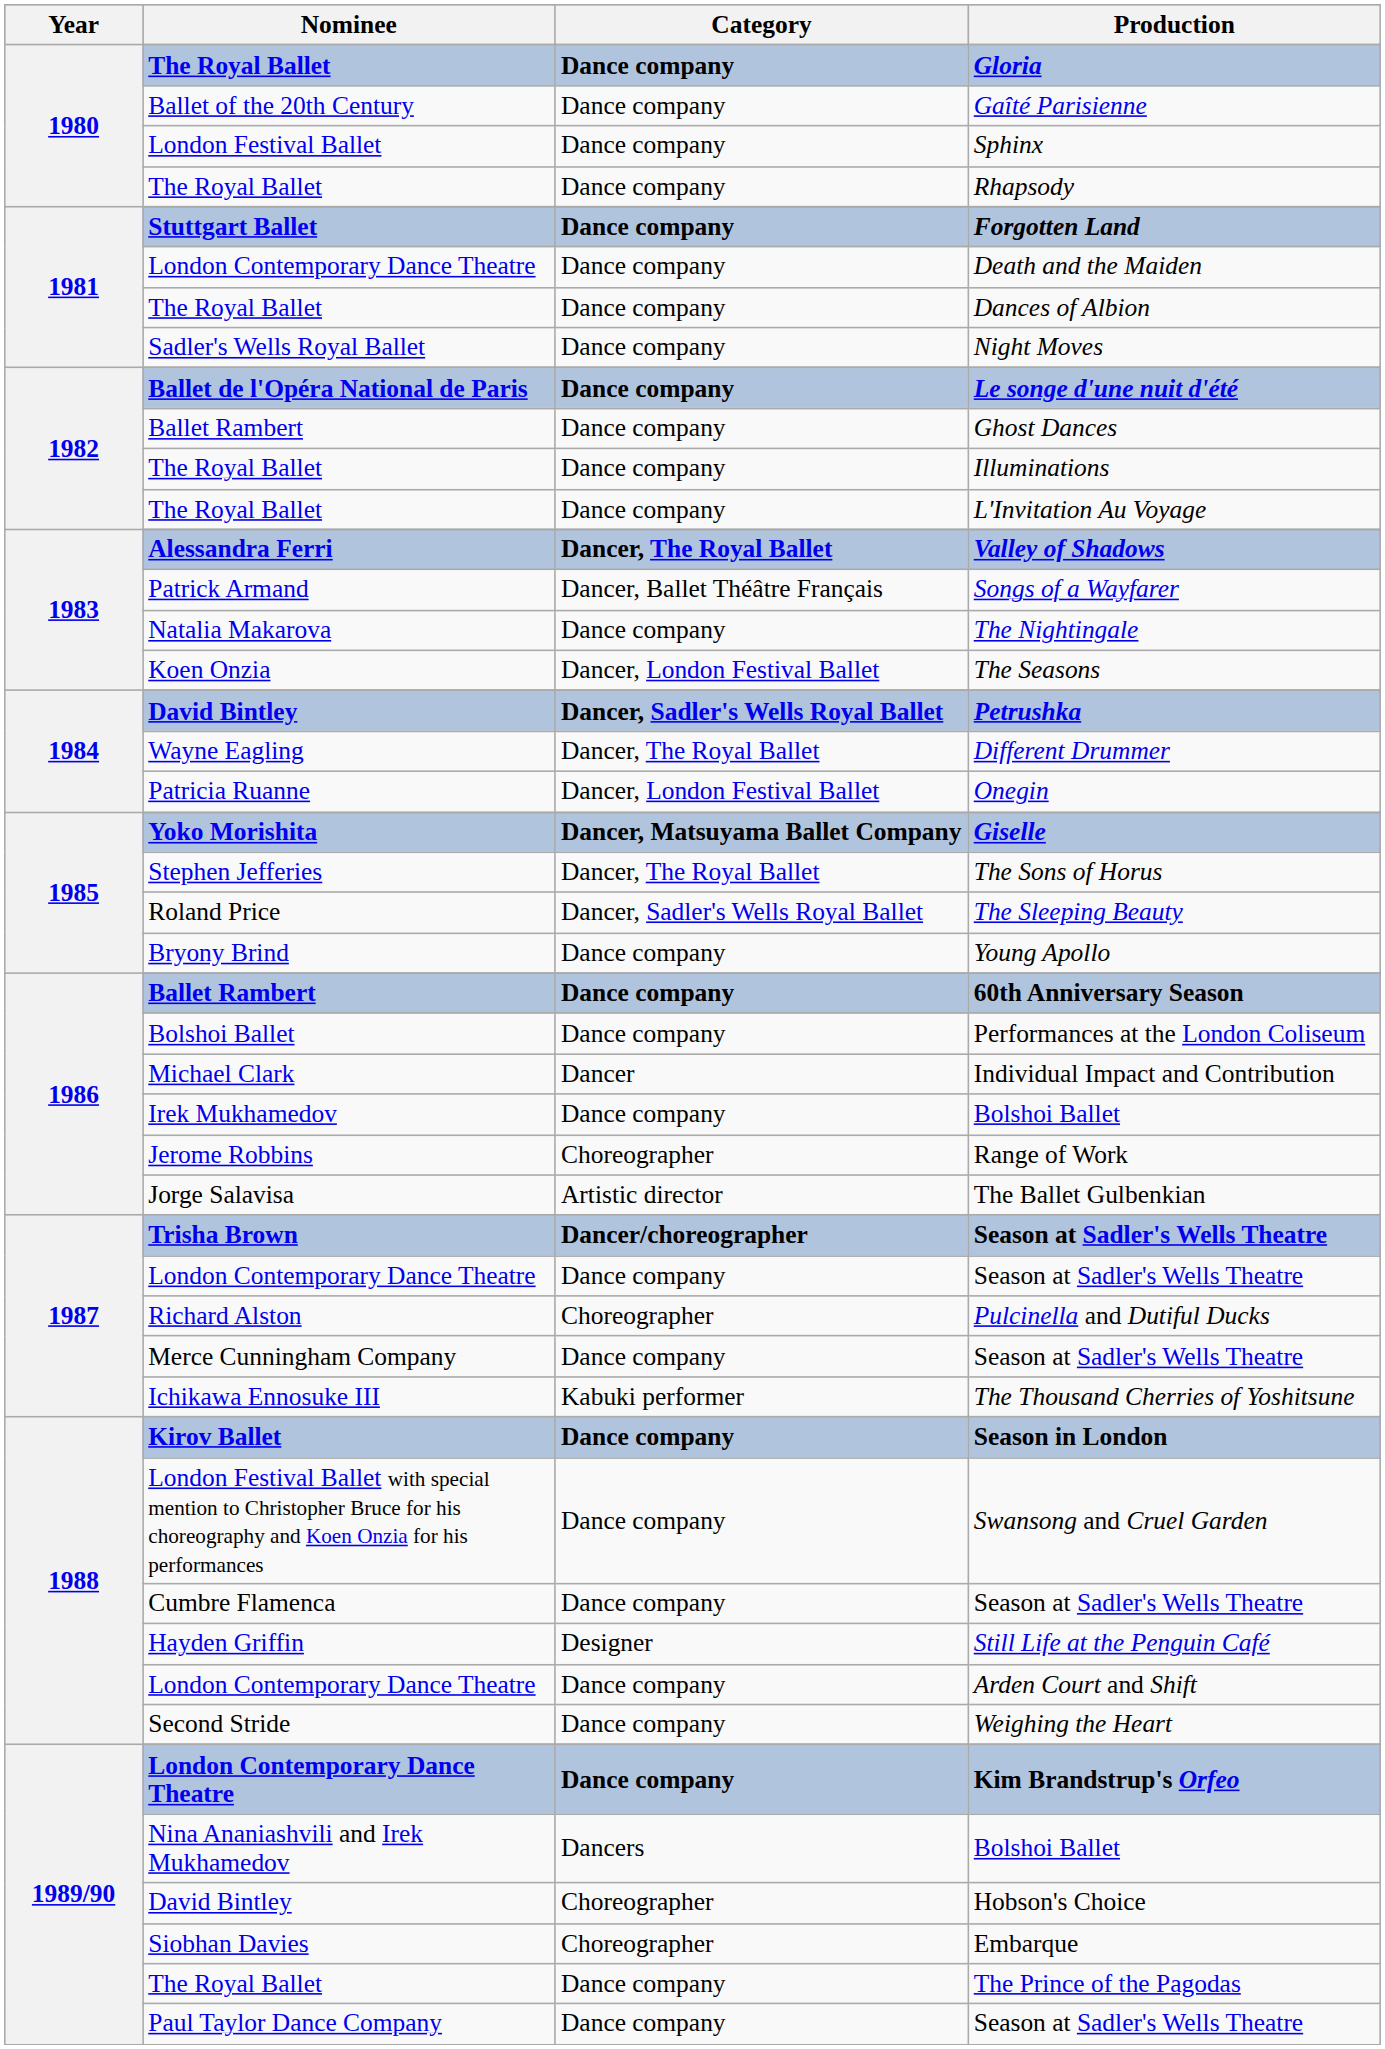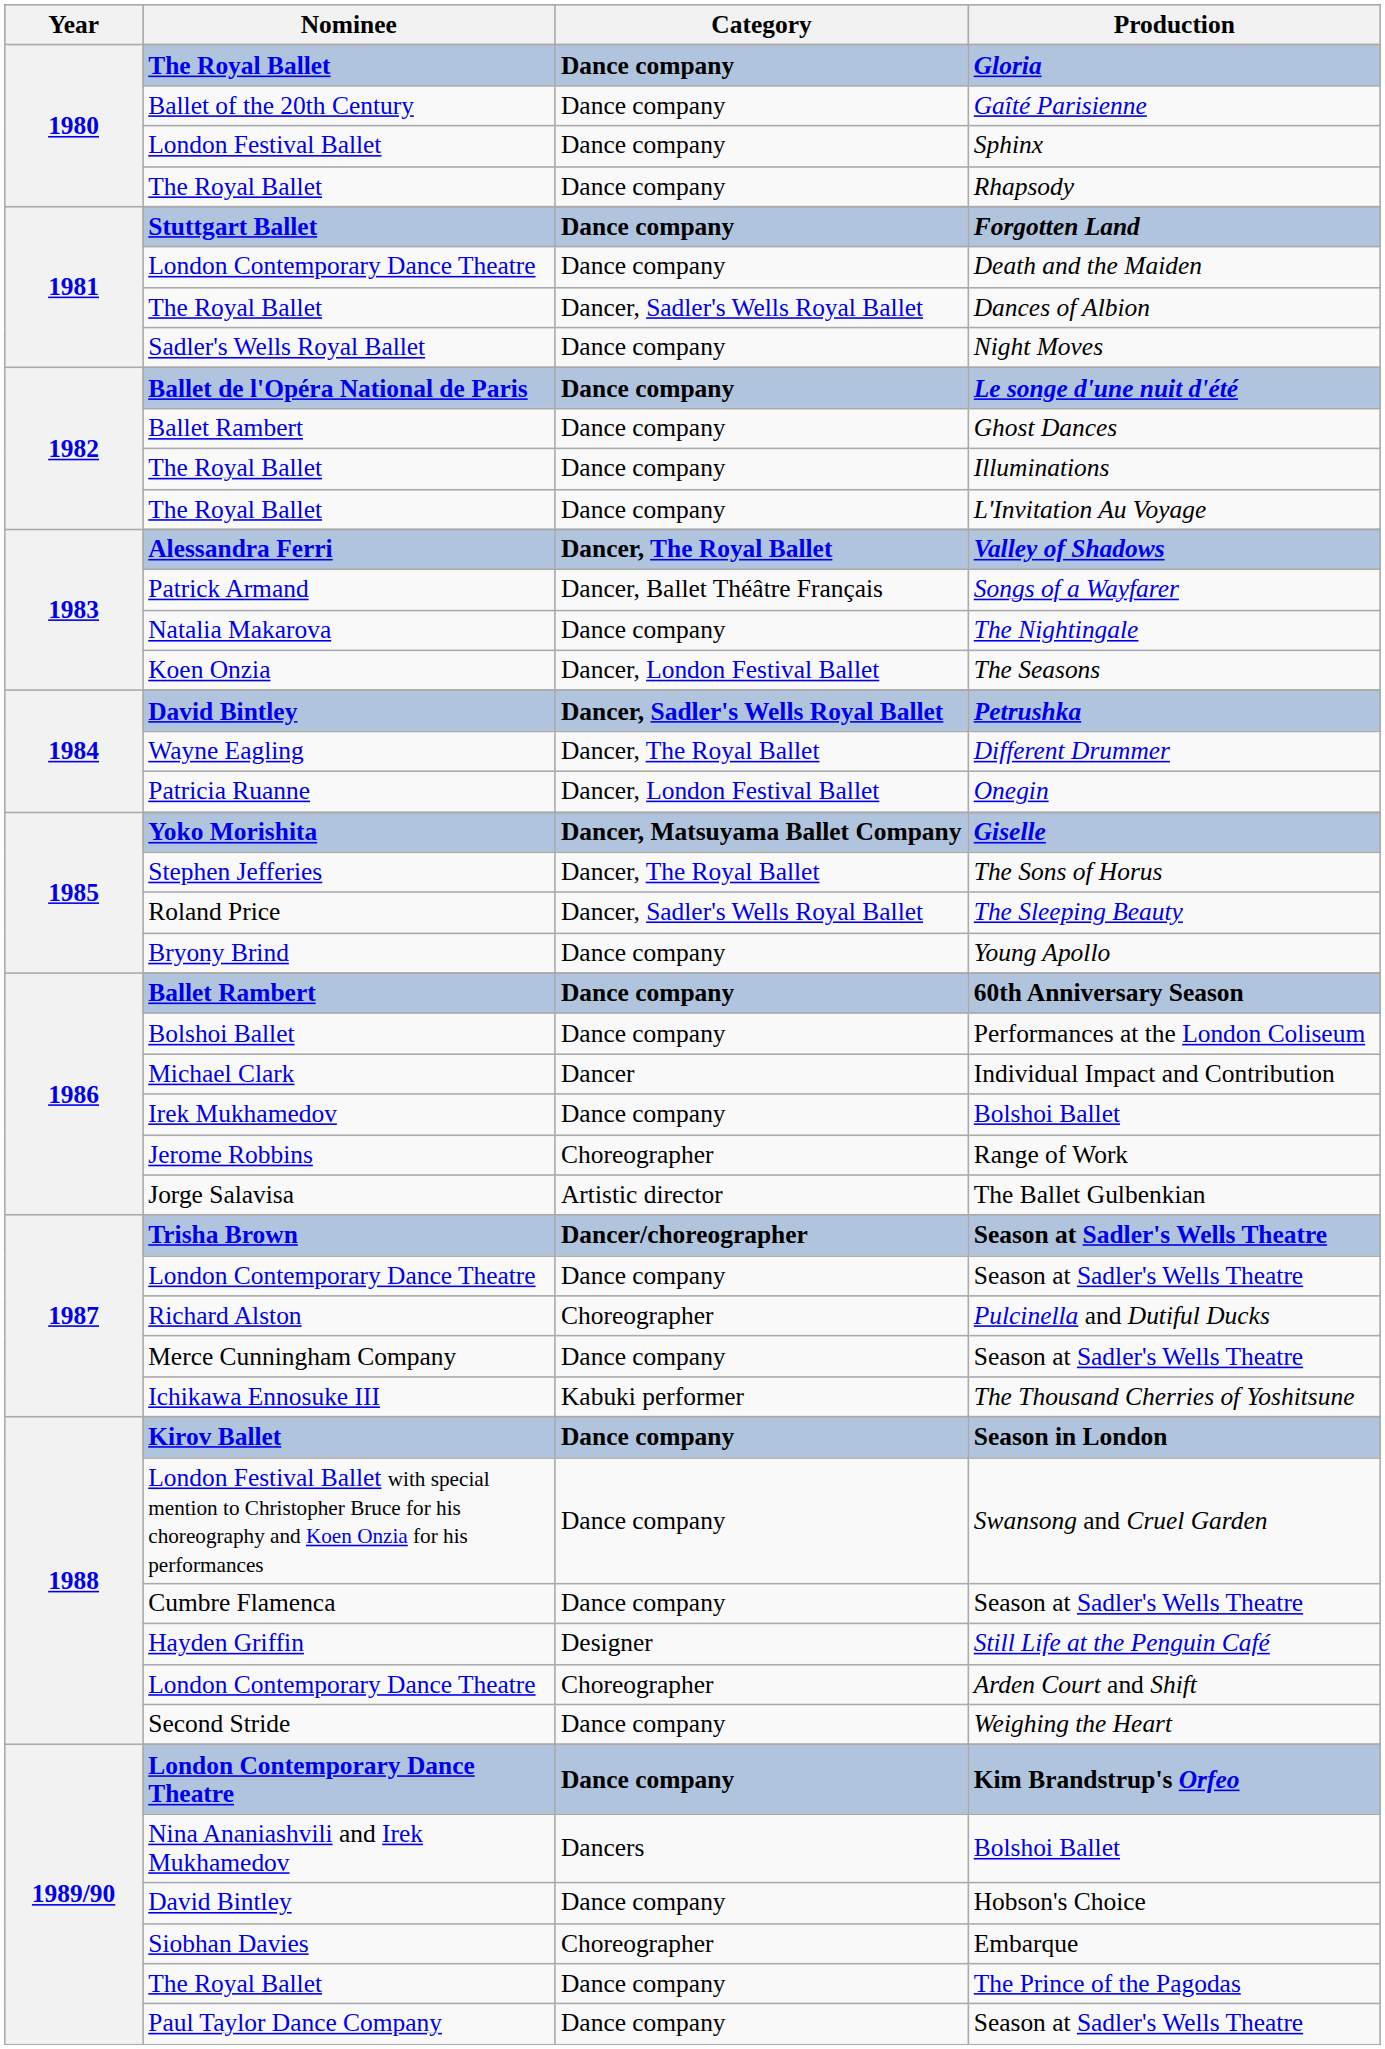(643, 307) Dance company -> (742, 307) Dancer, Sadler's Wells Royal Ballet
(643, 1684) Dance company -> (637, 1684) Choreographer
(637, 1902) Choreographer -> (643, 1902) Dance company
